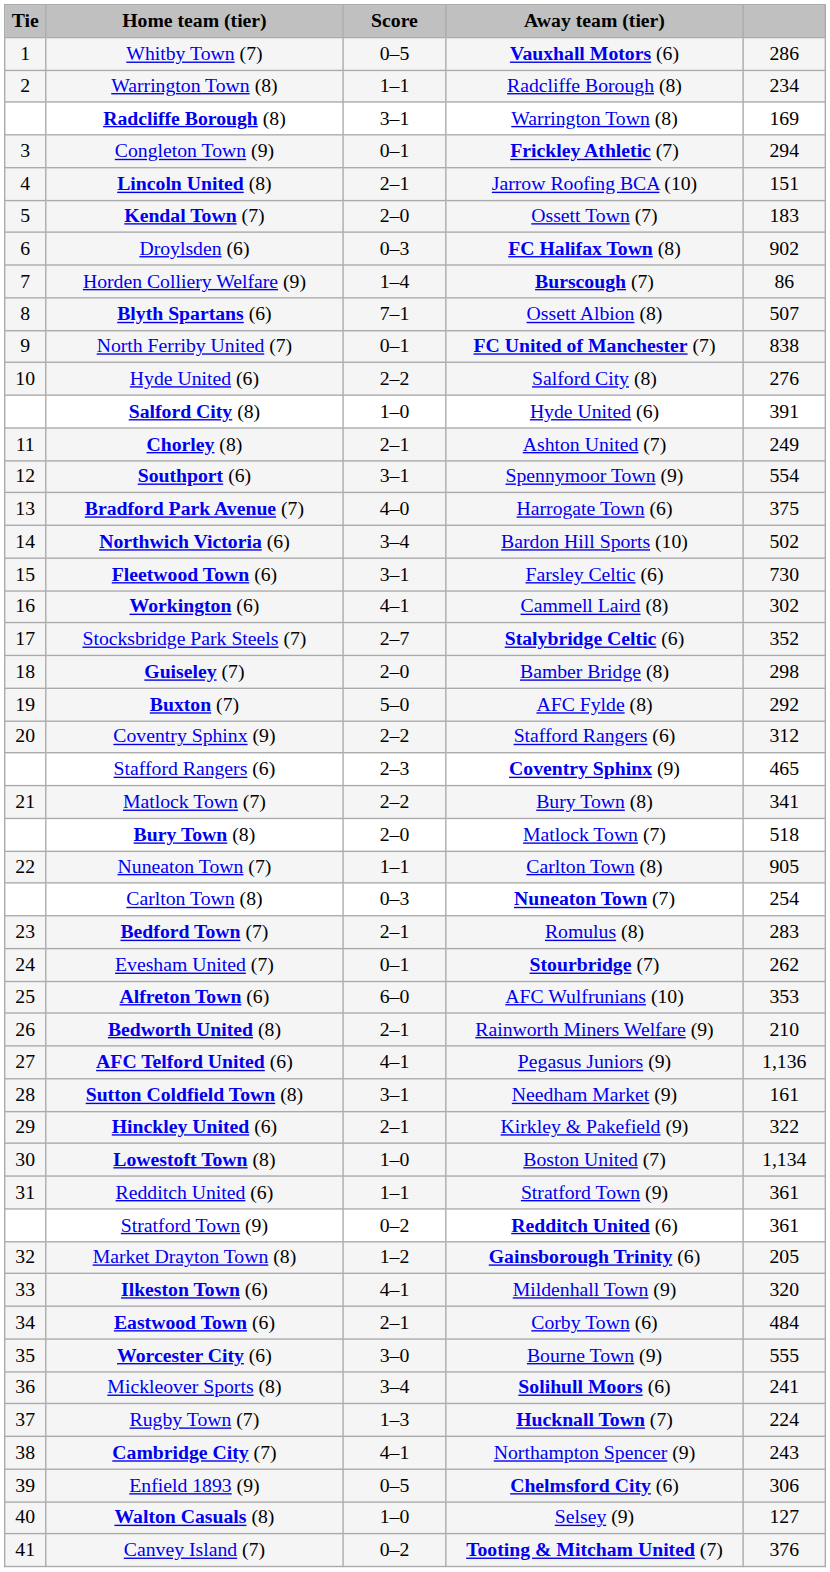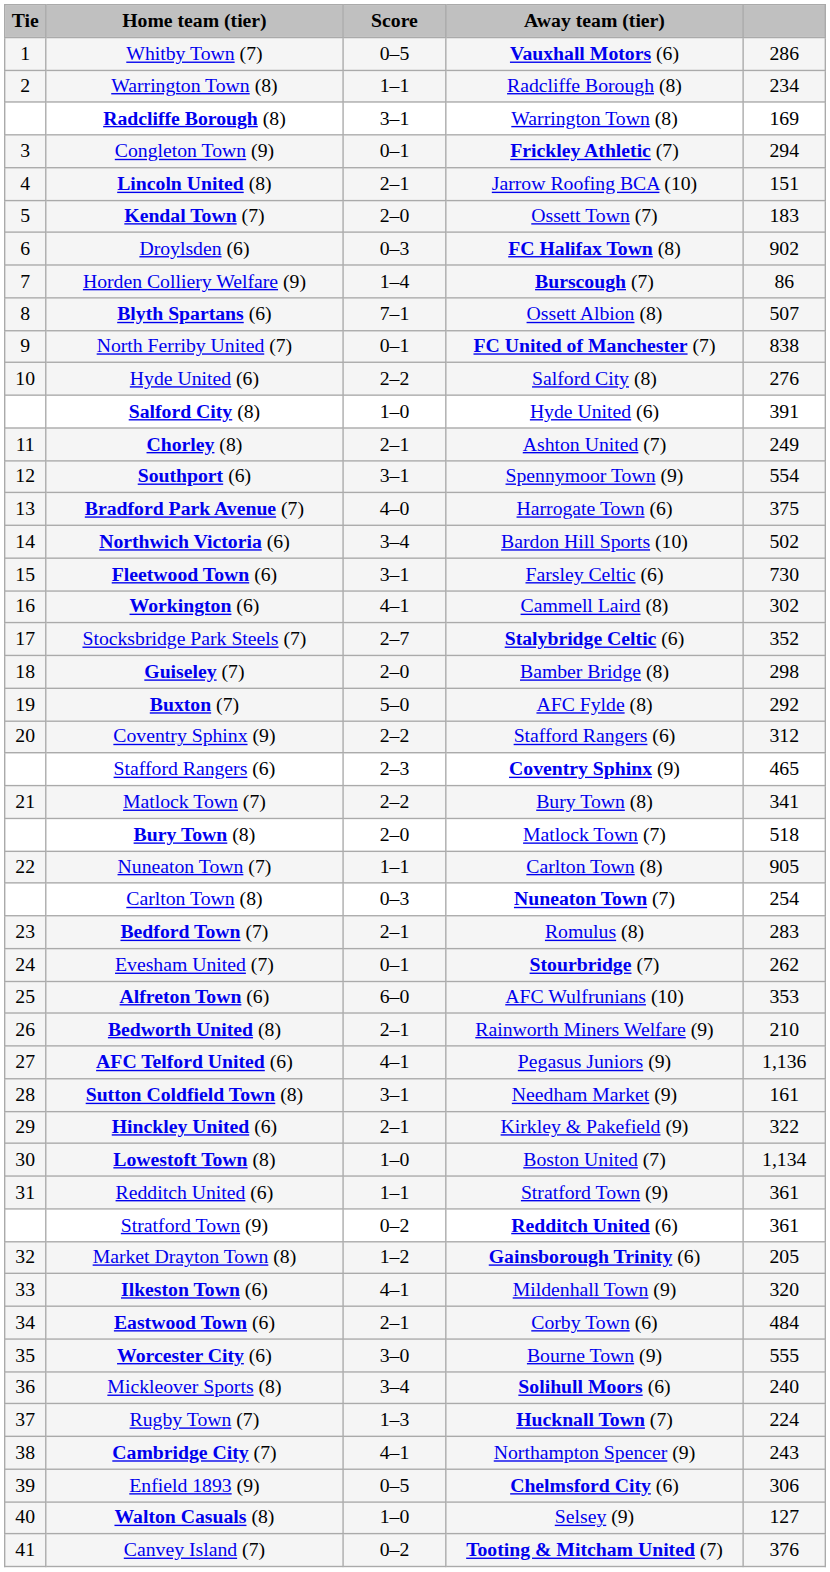(784, 1387) 241 -> (784, 1387) 240
